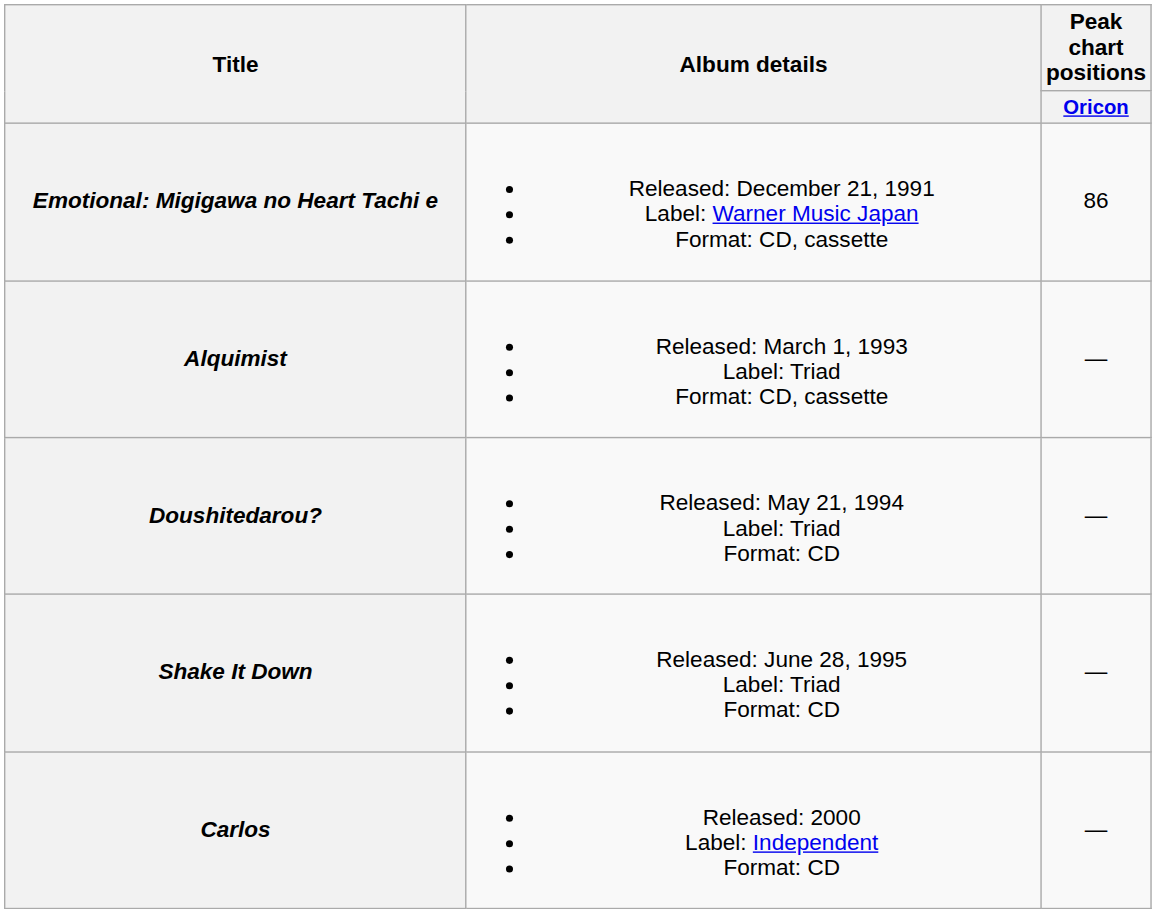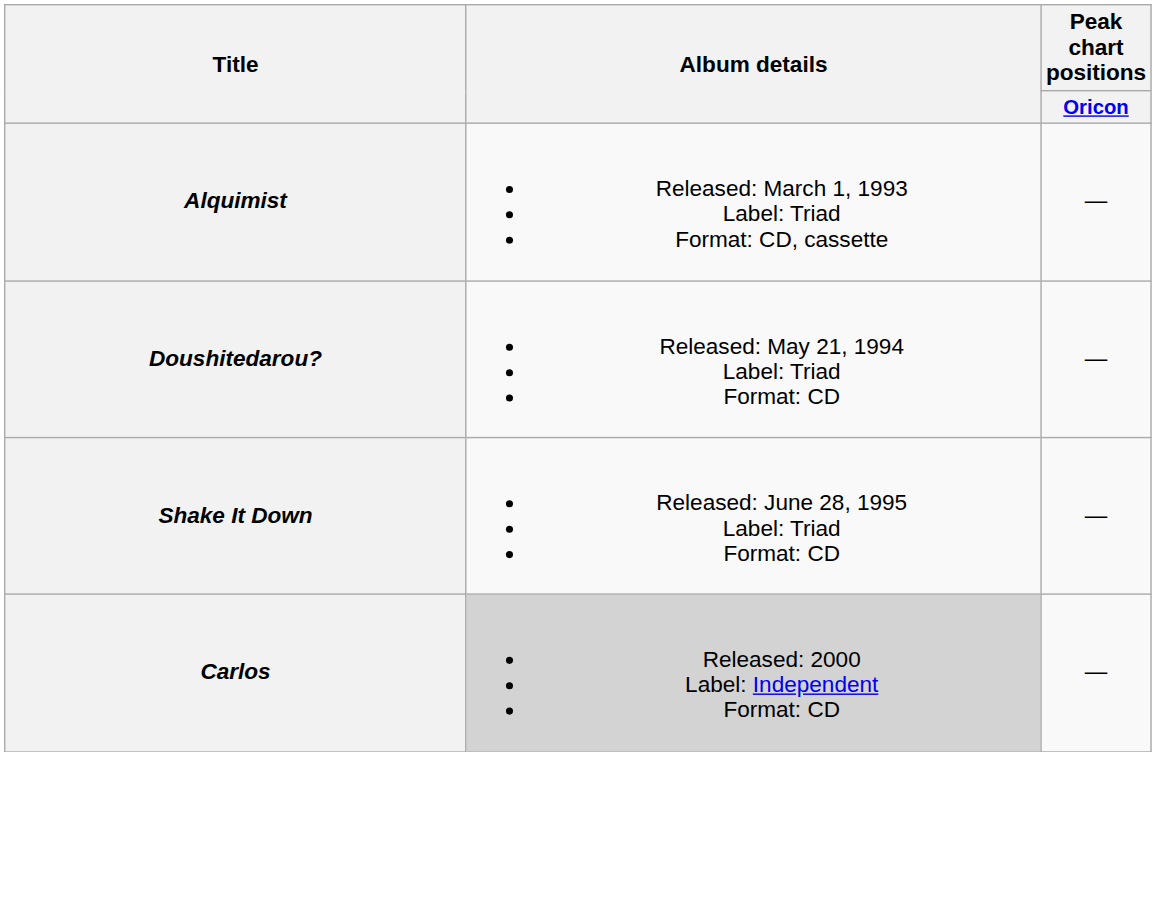- row: (235, 201)
(754, 843) no background -> (754, 686) lightgrey background
